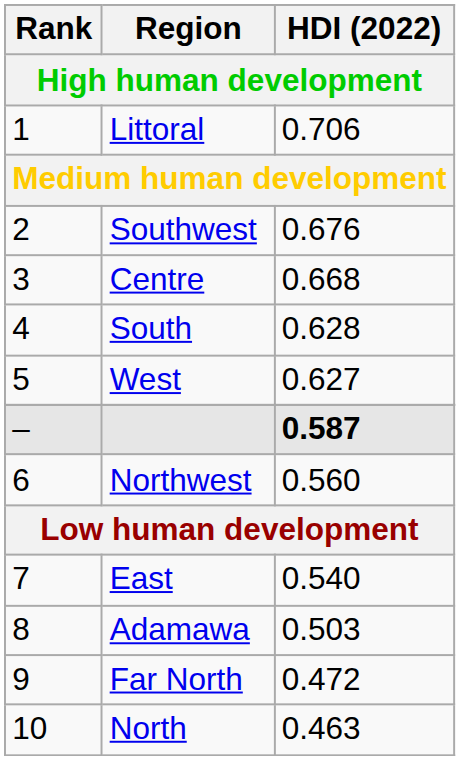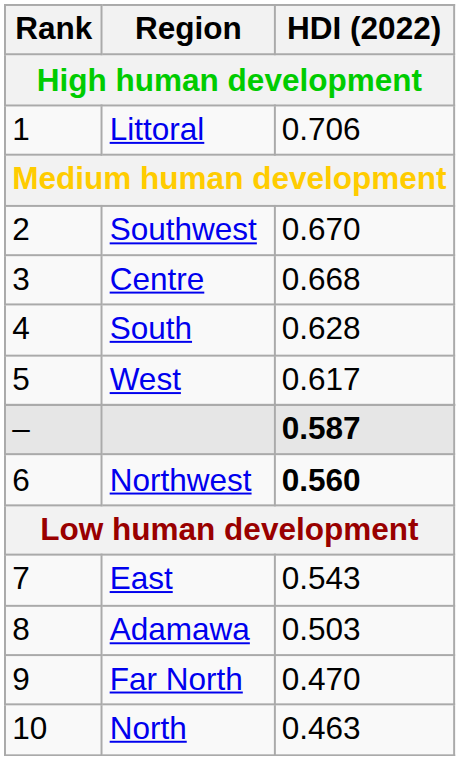(321, 229) 0.676 -> (321, 229) 0.670
(321, 379) 0.627 -> (321, 379) 0.617
(321, 479) normal -> (321, 479) bold
(321, 579) 0.540 -> (321, 579) 0.543
(321, 679) 0.472 -> (321, 679) 0.470
